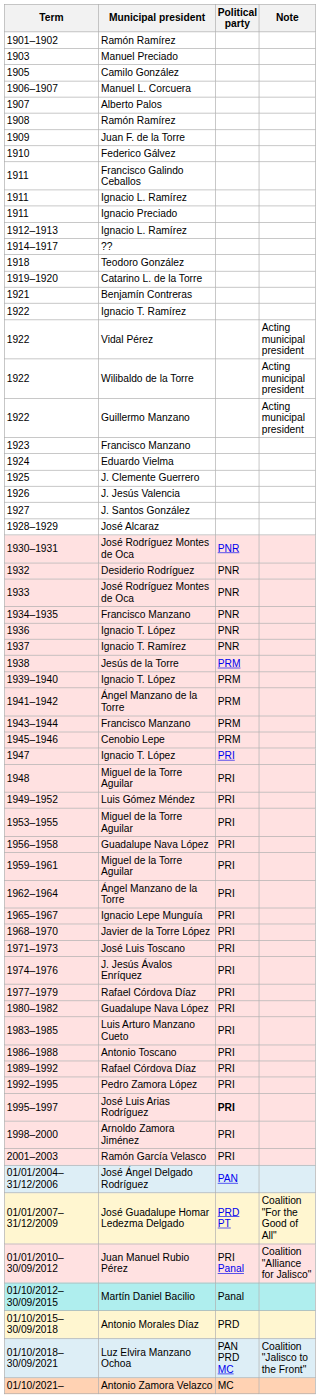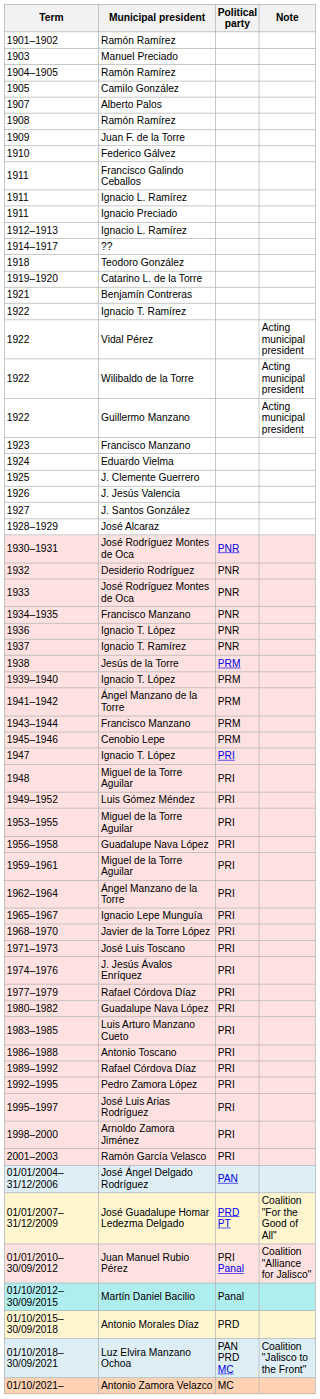+ row: (32, 72)
- row: (32, 89)
(226, 1107) bold -> (226, 1107) normal
